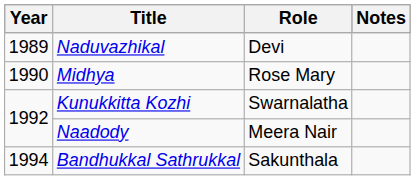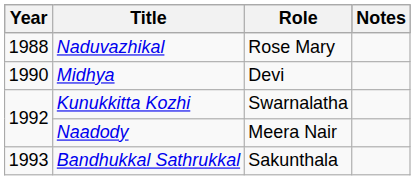(29, 47) 1989 -> (29, 47) 1988
(266, 47) Devi -> (292, 47) Rose Mary
(292, 75) Rose Mary -> (266, 75) Devi
(29, 160) 1994 -> (29, 160) 1993
